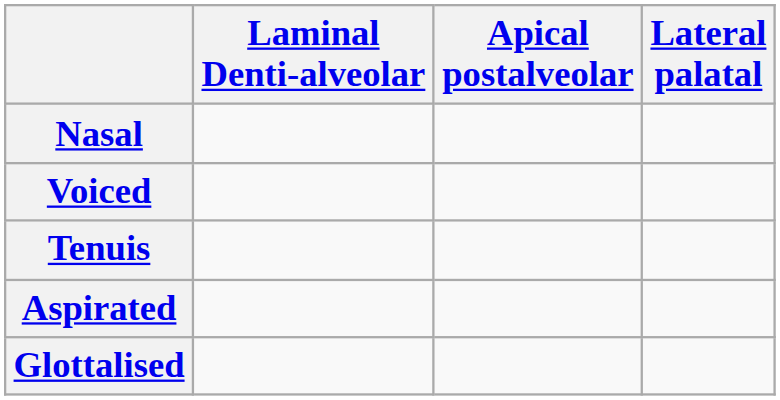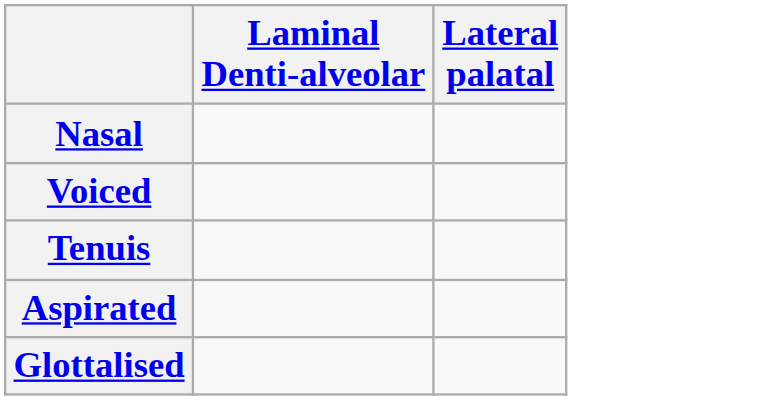- column: (538, 54)
